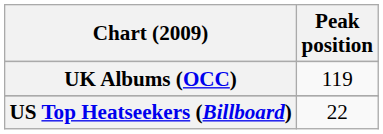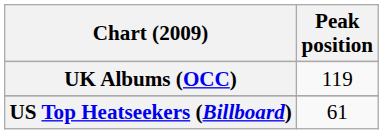(337, 111) 22 -> (337, 111) 61
